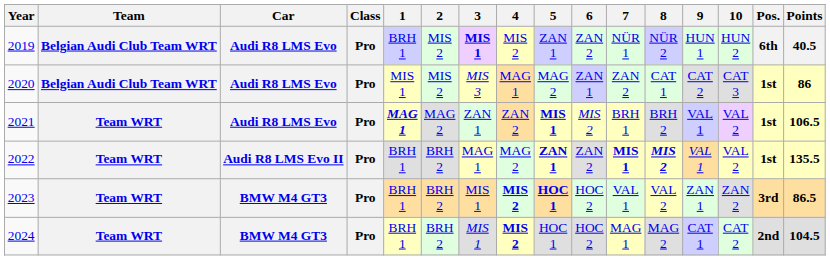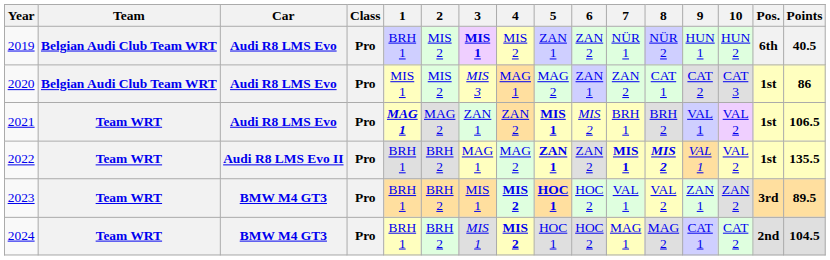(804, 197) 86.5 -> (804, 197) 89.5
